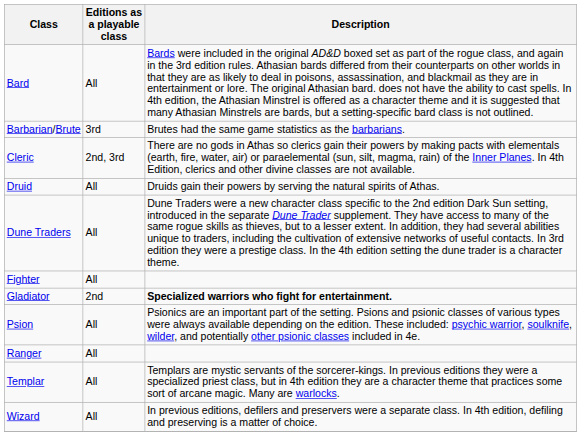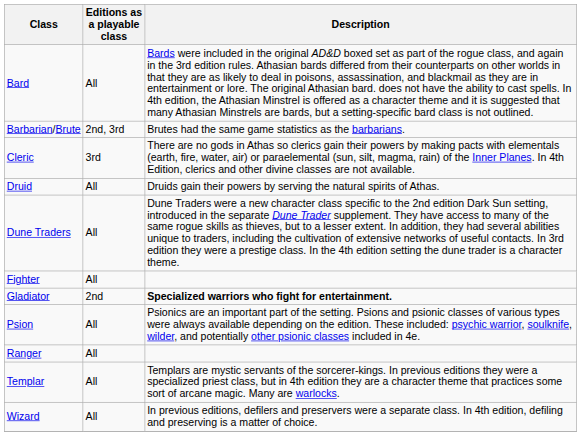(93, 129) 3rd -> (105, 129) 2nd, 3rd
(105, 158) 2nd, 3rd -> (93, 158) 3rd
